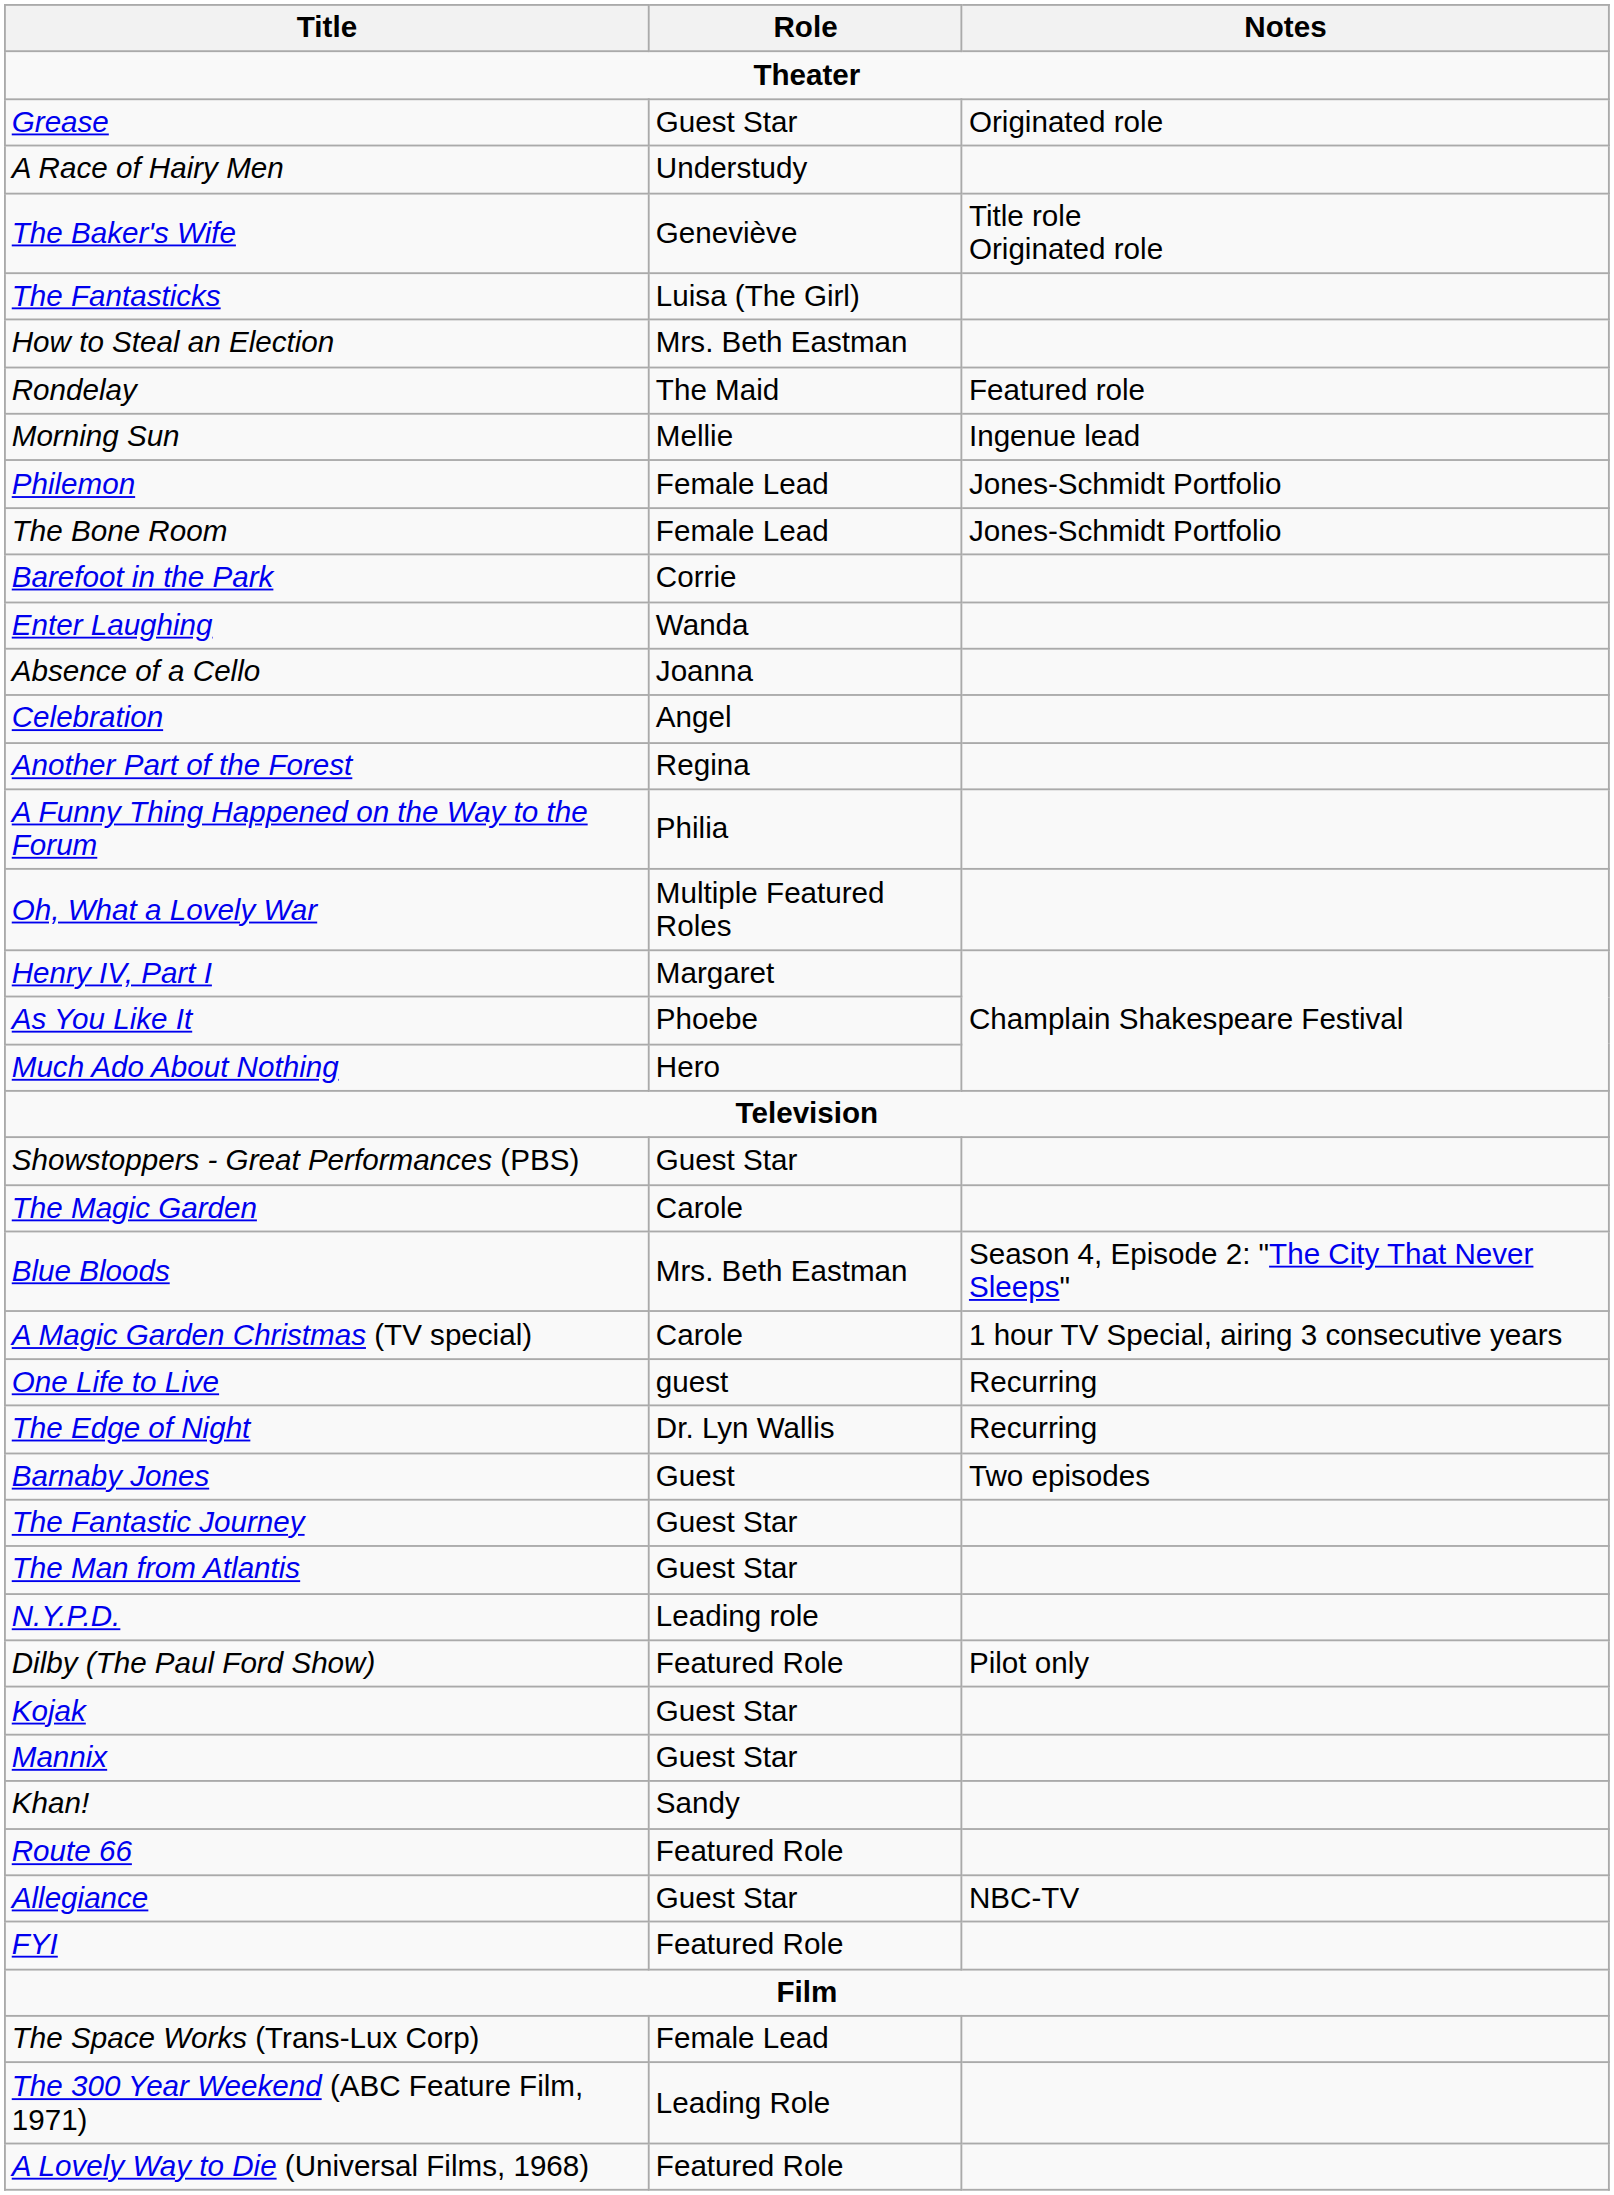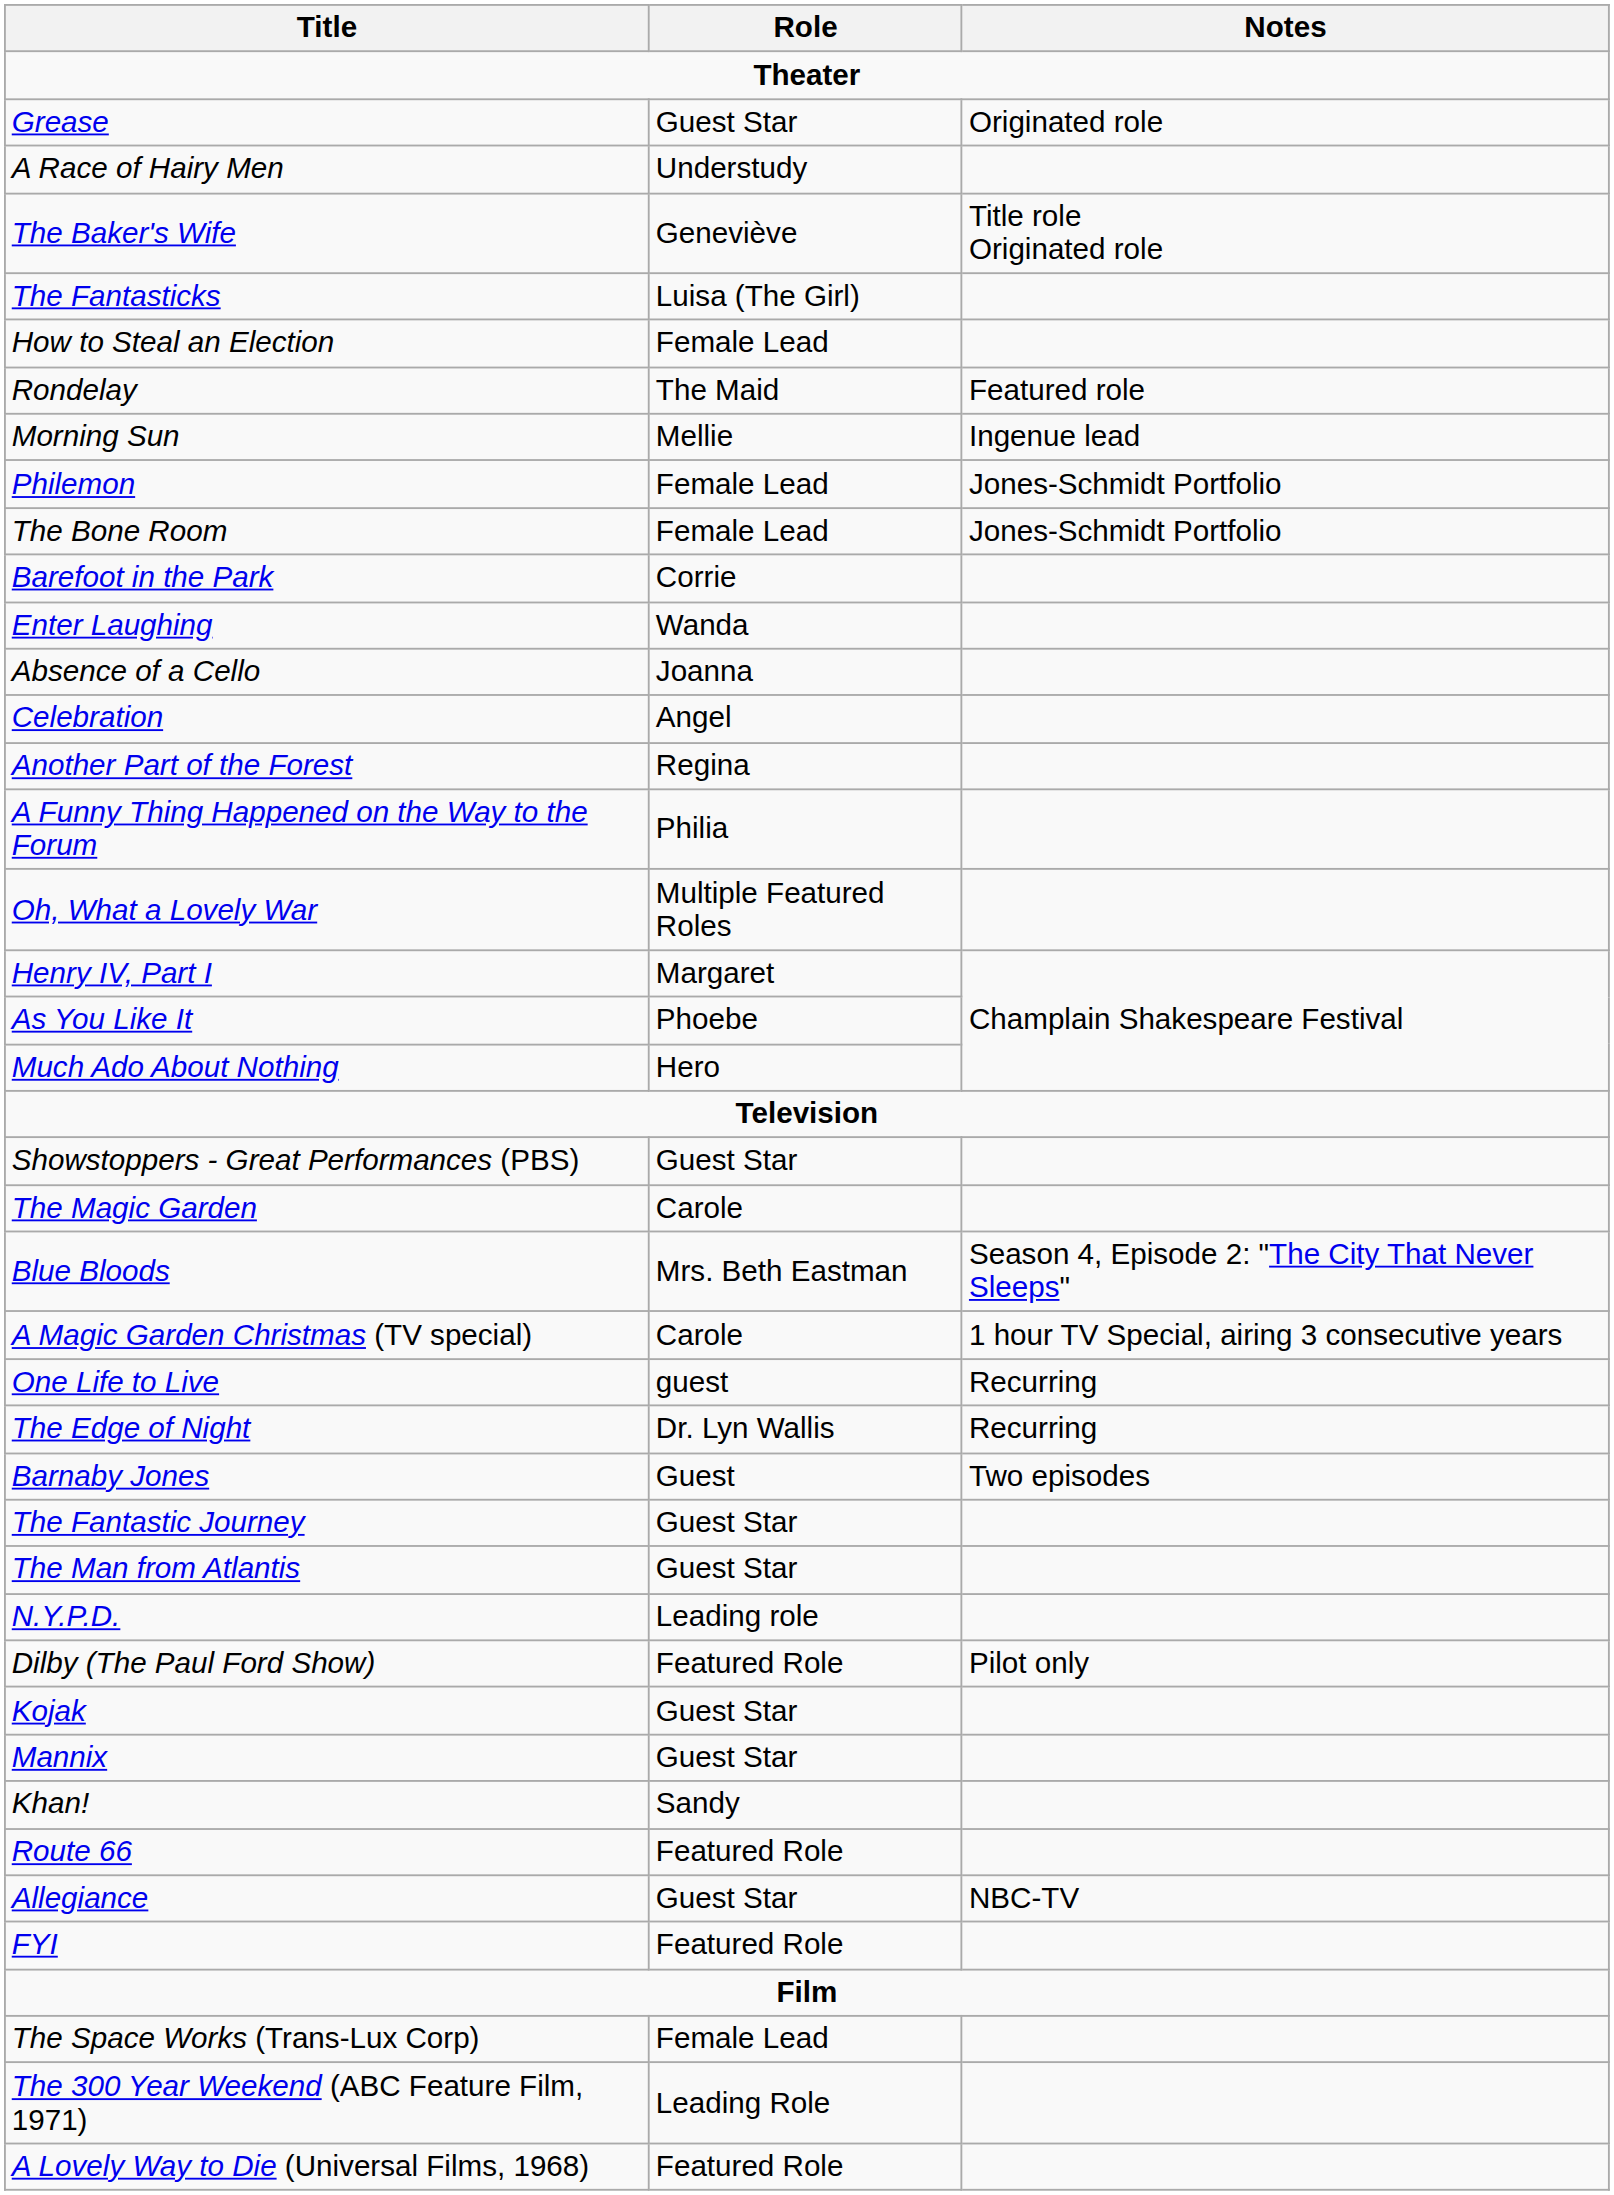(782, 342) Mrs. Beth Eastman -> (742, 342) Female Lead
